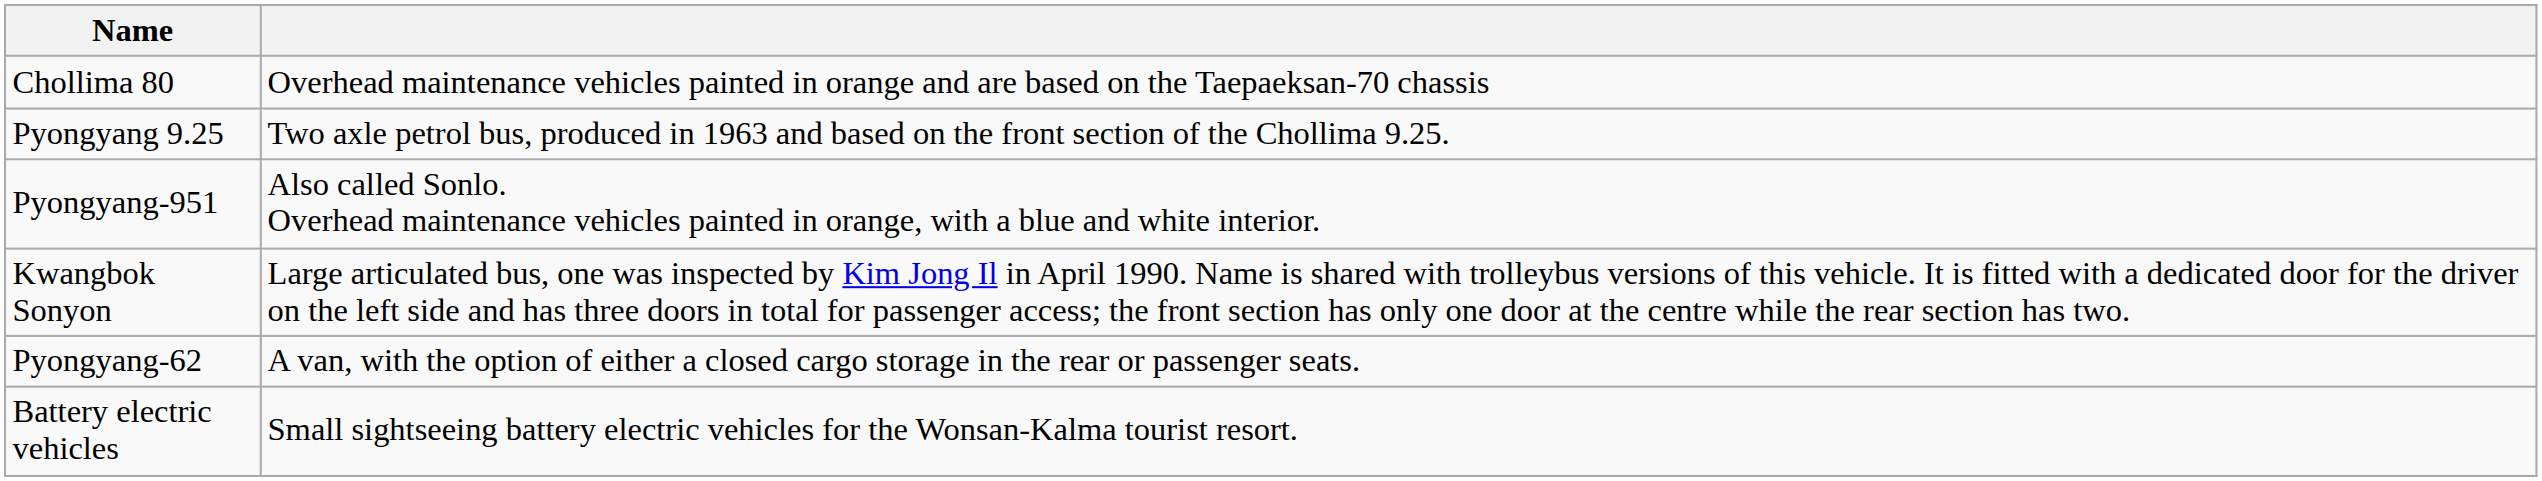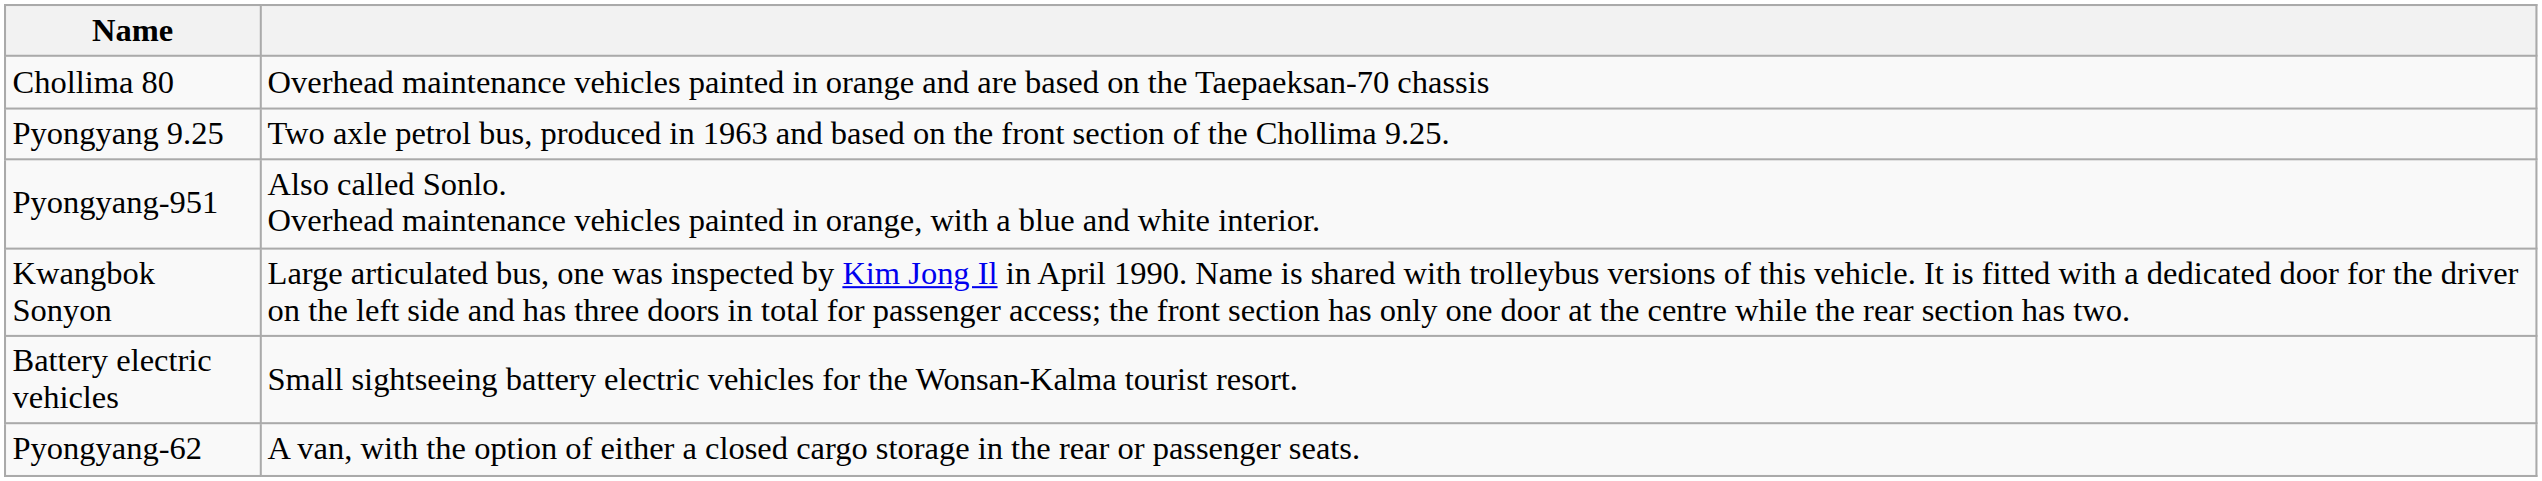rows swapped: (107, 360) <-> (112, 430)
